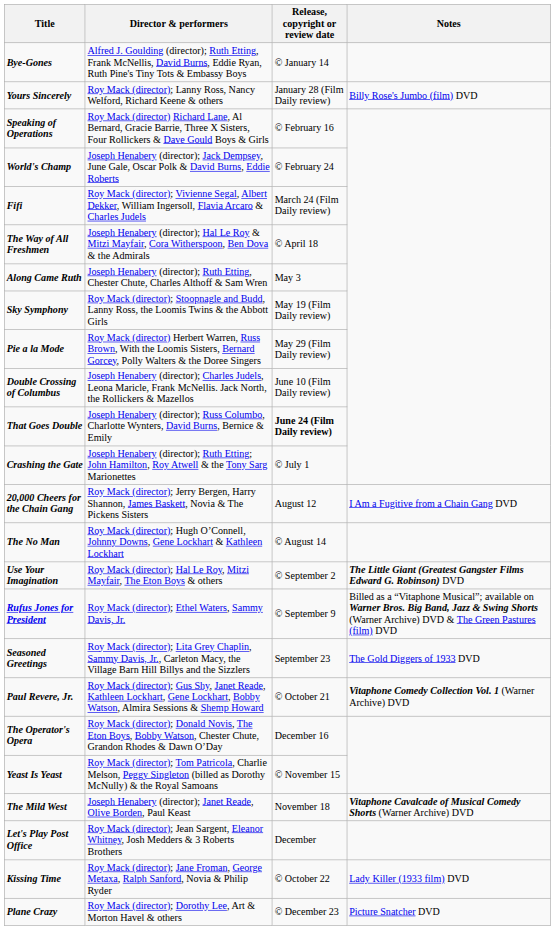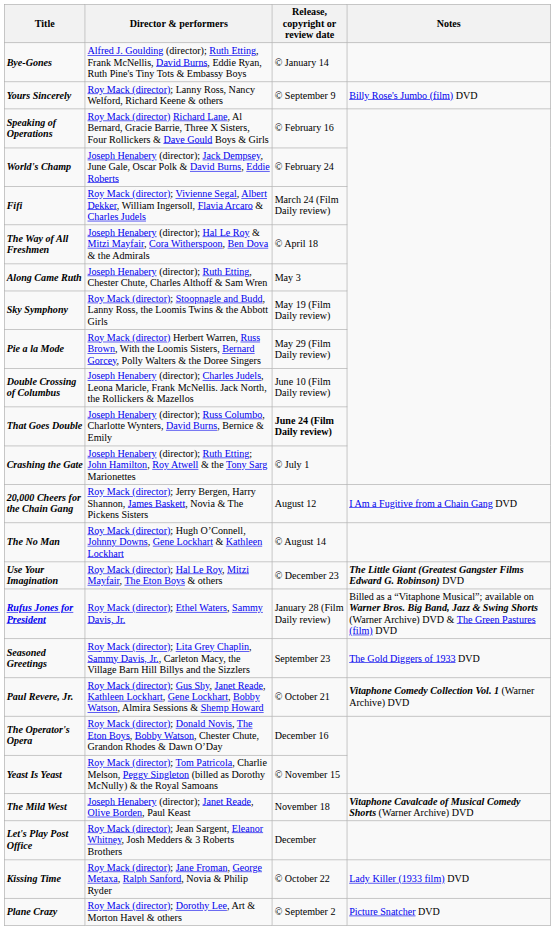(309, 95) January 28 (Film Daily review) -> (305, 95) © September 9
(305, 575) © September 2 -> (307, 575) © December 23
(305, 614) © September 9 -> (309, 614) January 28 (Film Daily review)
(307, 912) © December 23 -> (305, 912) © September 2
